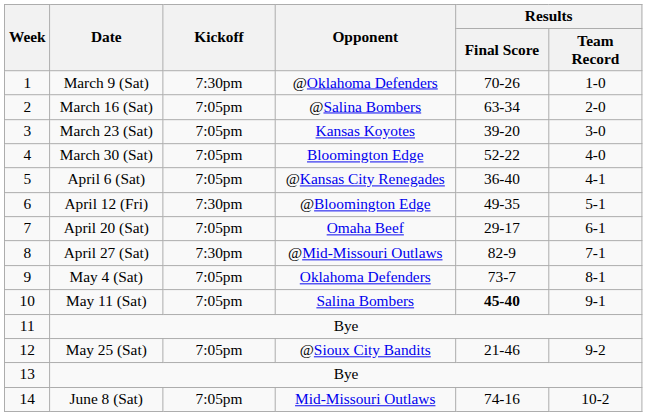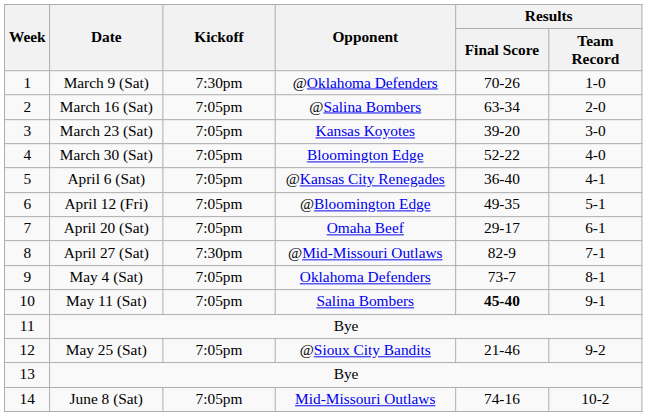(219, 204) 7:30pm -> (219, 204) 7:05pm
